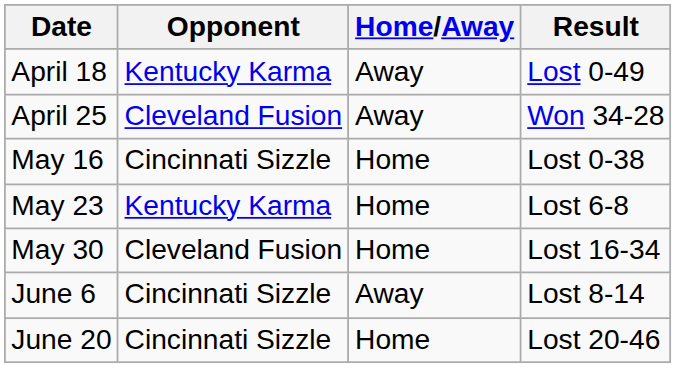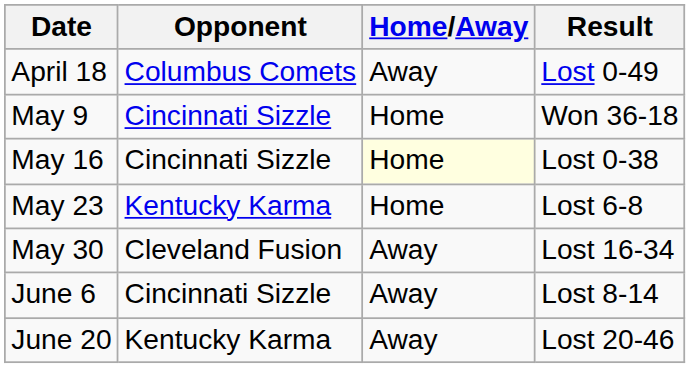(228, 71) Kentucky Karma -> (240, 71) Columbus Comets
- row: (59, 116)
+ row: (50, 116)
(393, 160) no background -> (407, 160) lightyellow background
(393, 250) Home -> (403, 250) Away
(228, 339) Cincinnati Sizzle -> (228, 339) Kentucky Karma
(393, 339) Home -> (403, 339) Away
